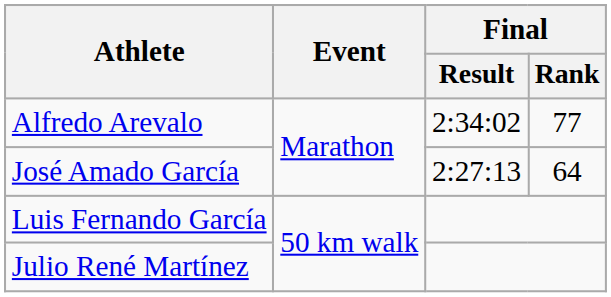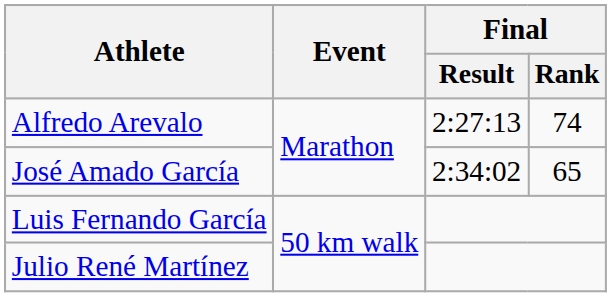(477, 122) 2:34:02 -> (477, 122) 2:27:13
(567, 122) 77 -> (567, 122) 74
(477, 171) 2:27:13 -> (477, 171) 2:34:02
(567, 171) 64 -> (567, 171) 65
